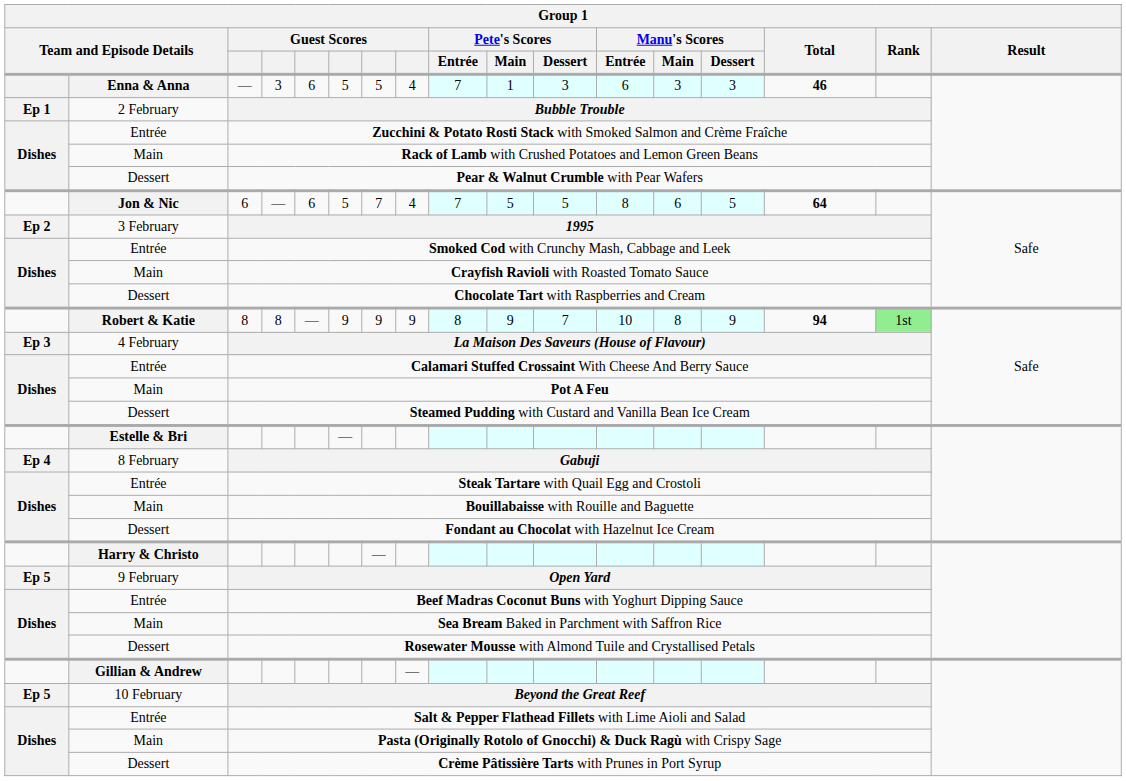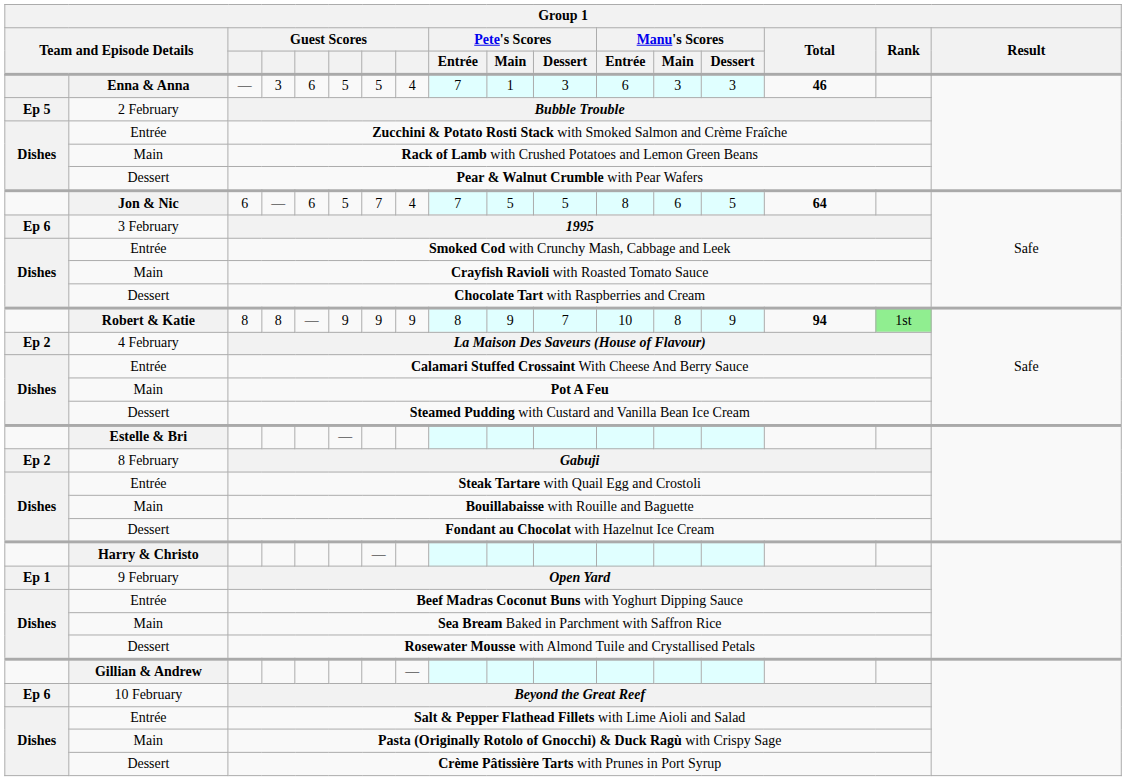(37, 109) Ep 1 -> (37, 109) Ep 5
(37, 226) Ep 2 -> (37, 226) Ep 6
(37, 343) Ep 3 -> (37, 343) Ep 2
(37, 460) Ep 4 -> (37, 460) Ep 2
(37, 578) Ep 5 -> (37, 578) Ep 1
(37, 695) Ep 5 -> (37, 695) Ep 6
